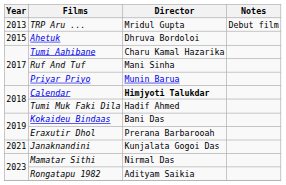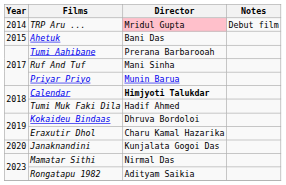(16, 25) 2013 -> (16, 25) 2014
(154, 25) no background -> (154, 25) pink background
(162, 38) Dhruva Bordoloi -> (144, 38) Bani Das
(175, 52) Charu Kamal Hazarika -> (170, 52) Prerana Barbarooah
(144, 120) Bani Das -> (162, 120) Dhruva Bordoloi
(170, 133) Prerana Barbarooah -> (175, 133) Charu Kamal Hazarika
(16, 147) 2021 -> (16, 147) 2020
